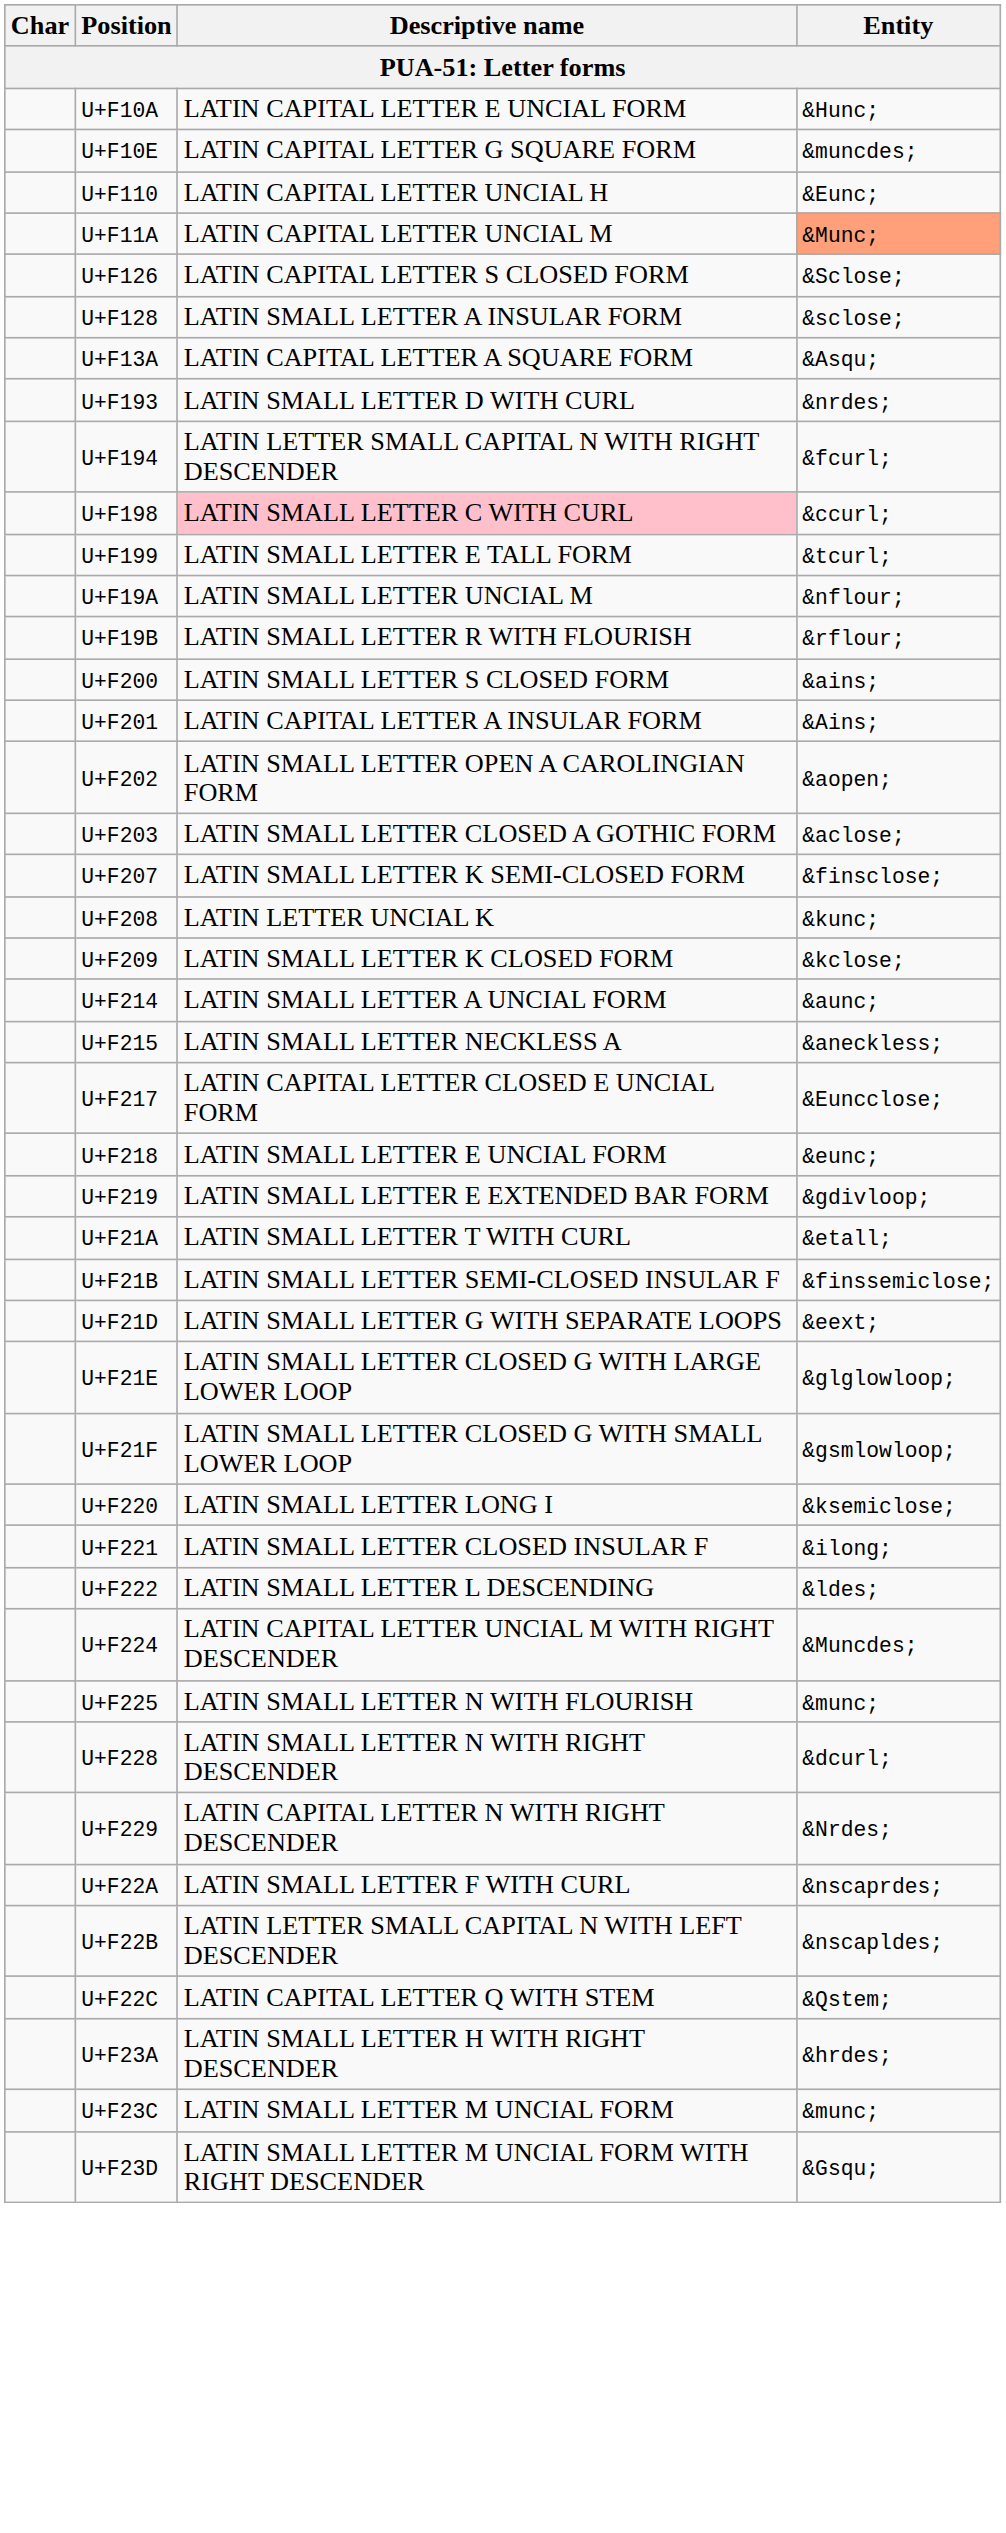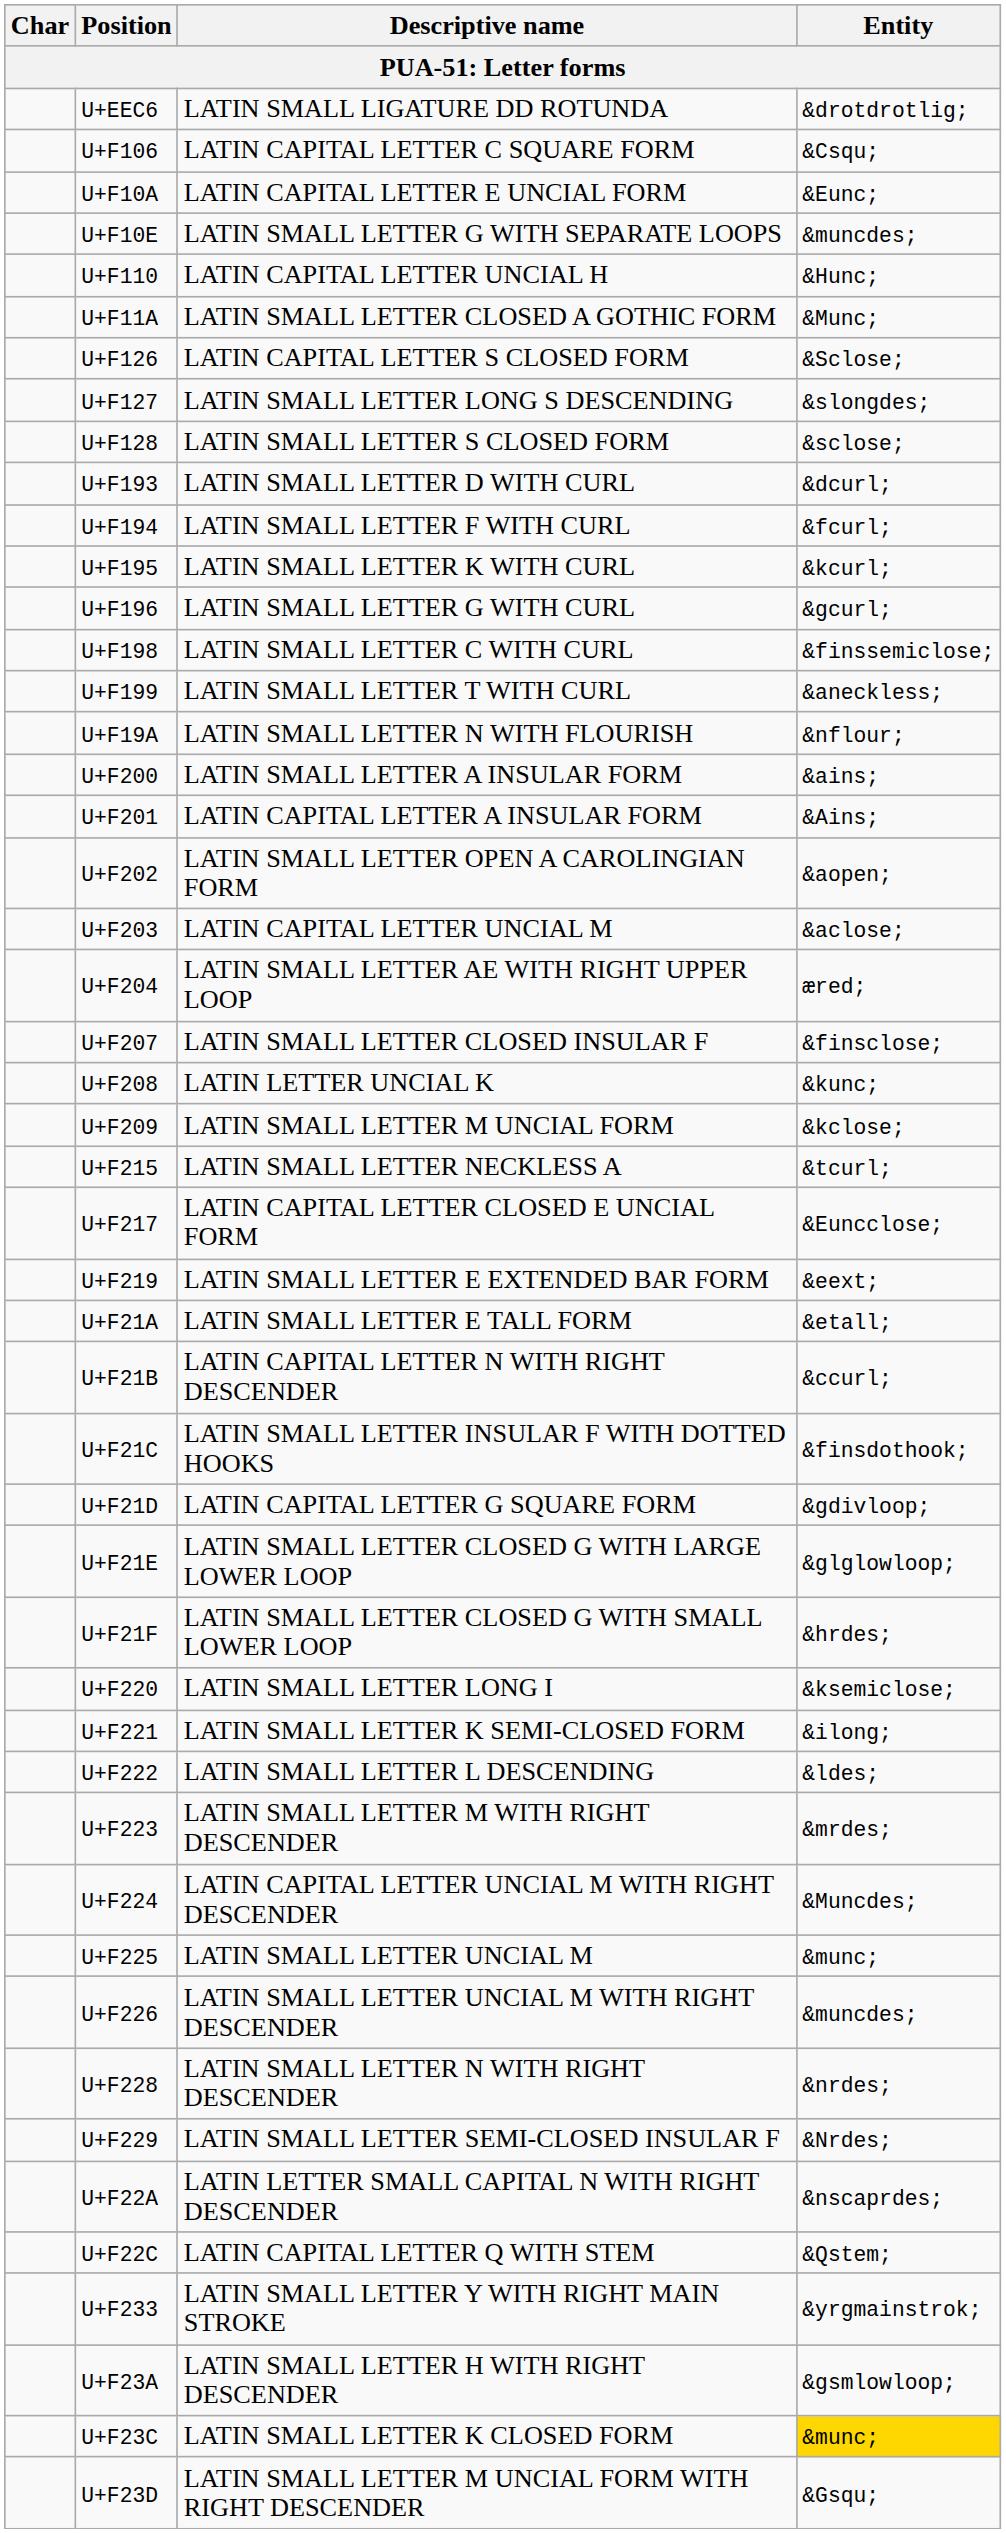+ row: (120, 111)
+ row: (120, 153)
(841, 111) &Hunc; -> (841, 195) &Eunc;
(440, 150) LATIN CAPITAL LETTER G SQUARE FORM -> (483, 233) LATIN SMALL LETTER G WITH SEPARATE LOOPS
(841, 195) &Eunc; -> (841, 278) &Hunc;
(398, 233) LATIN CAPITAL LETTER UNCIAL M -> (480, 316) LATIN SMALL LETTER CLOSED A GOTHIC FORM
(841, 236) lightsalmon background -> (841, 319) no background
+ row: (120, 403)
(433, 316) LATIN SMALL LETTER A INSULAR FORM -> (426, 441) LATIN SMALL LETTER S CLOSED FORM
- row: (120, 361)
(847, 403) &nrdes; -> (847, 486) &dcurl;
(472, 456) LATIN LETTER SMALL CAPITAL N WITH RIGHT DESCENDER -> (407, 524) LATIN SMALL LETTER F WITH CURL
+ row: (120, 569)
+ row: (120, 611)
(409, 512) pink background -> (409, 649) no background
(847, 515) &ccurl; -> (898, 652) &finssemiclose;
(408, 554) LATIN SMALL LETTER E TALL FORM -> (407, 691) LATIN SMALL LETTER T WITH CURL
(847, 557) &tcurl; -> (873, 694) &aneckless;
(388, 595) LATIN SMALL LETTER UNCIAL M -> (439, 732) LATIN SMALL LETTER N WITH FLOURISH
- row: (120, 640)
(426, 679) LATIN SMALL LETTER S CLOSED FORM -> (433, 774) LATIN SMALL LETTER A INSULAR FORM
(480, 833) LATIN SMALL LETTER CLOSED A GOTHIC FORM -> (398, 928) LATIN CAPITAL LETTER UNCIAL M
+ row: (120, 988)
(464, 875) LATIN SMALL LETTER K SEMI-CLOSED FORM -> (446, 1041) LATIN SMALL LETTER CLOSED INSULAR F
(429, 958) LATIN SMALL LETTER K CLOSED FORM -> (429, 1124) LATIN SMALL LETTER M UNCIAL FORM
- row: (120, 1003)
(873, 1044) &aneckless; -> (847, 1169) &tcurl;
- row: (120, 1157)
(866, 1199) &gdivloop; -> (841, 1282) &eext;
(407, 1237) LATIN SMALL LETTER T WITH CURL -> (408, 1320) LATIN SMALL LETTER E TALL FORM
(482, 1279) LATIN SMALL LETTER SEMI-CLOSED INSULAR F -> (424, 1377) LATIN CAPITAL LETTER N WITH RIGHT DESCENDER
(898, 1282) &finssemiclose; -> (847, 1380) &ccurl;
+ row: (120, 1451)
(483, 1320) LATIN SMALL LETTER G WITH SEPARATE LOOPS -> (440, 1504) LATIN CAPITAL LETTER G SQUARE FORM
(841, 1323) &eext; -> (866, 1507) &gdivloop;
(879, 1451) &gsmlowloop; -> (847, 1635) &hrdes;
(446, 1546) LATIN SMALL LETTER CLOSED INSULAR F -> (464, 1730) LATIN SMALL LETTER K SEMI-CLOSED FORM
+ row: (120, 1831)
(439, 1700) LATIN SMALL LETTER N WITH FLOURISH -> (388, 1955) LATIN SMALL LETTER UNCIAL M
+ row: (120, 2015)
(847, 1760) &dcurl; -> (847, 2086) &nrdes;
(424, 1828) LATIN CAPITAL LETTER N WITH RIGHT DESCENDER -> (482, 2139) LATIN SMALL LETTER SEMI-CLOSED INSULAR F
(407, 1884) LATIN SMALL LETTER F WITH CURL -> (472, 2195) LATIN LETTER SMALL CAPITAL N WITH RIGHT DESCENDER
- row: (120, 1944)
+ row: (120, 2311)
(847, 2056) &hrdes; -> (879, 2383) &gsmlowloop;
(429, 2109) LATIN SMALL LETTER M UNCIAL FORM -> (429, 2436) LATIN SMALL LETTER K CLOSED FORM
(841, 2113) no background -> (841, 2439) gold background
